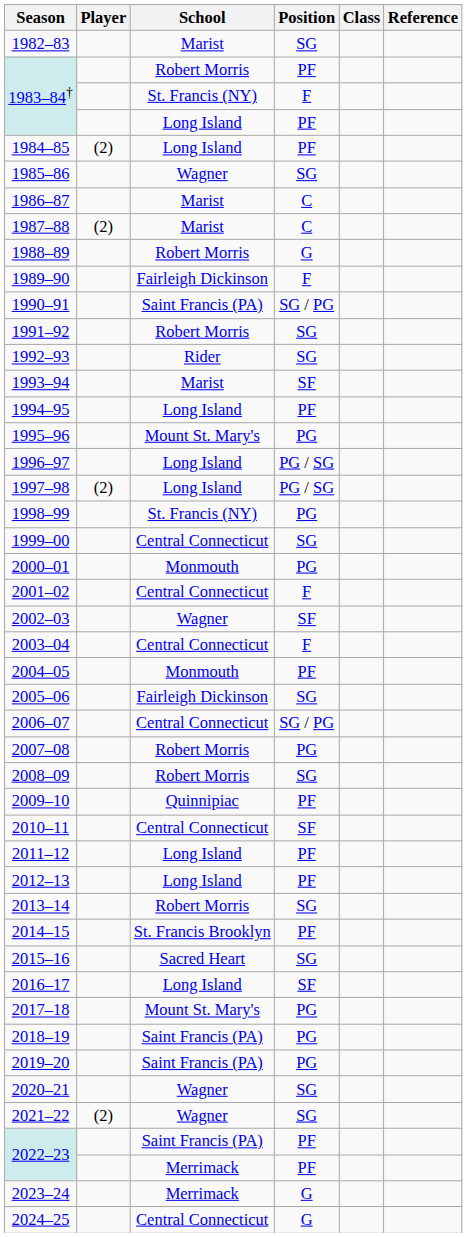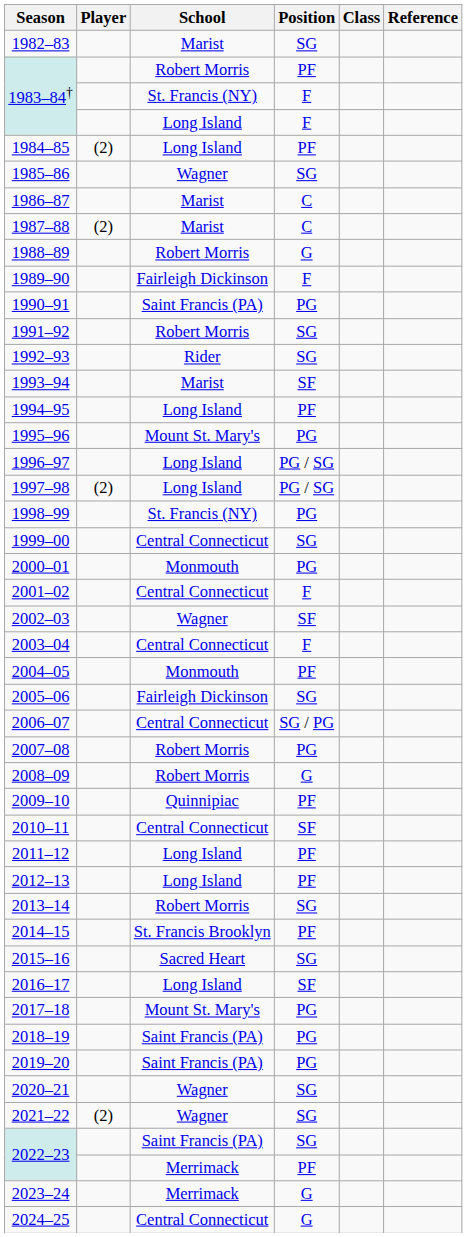(307, 122) PF -> (307, 122) F
(307, 305) SG / PG -> (307, 305) PG
(307, 775) SG -> (307, 775) G
(307, 1141) PF -> (307, 1141) SG
